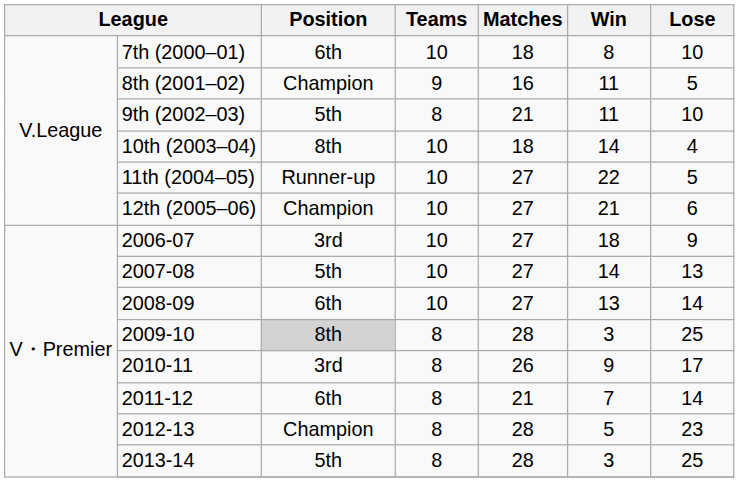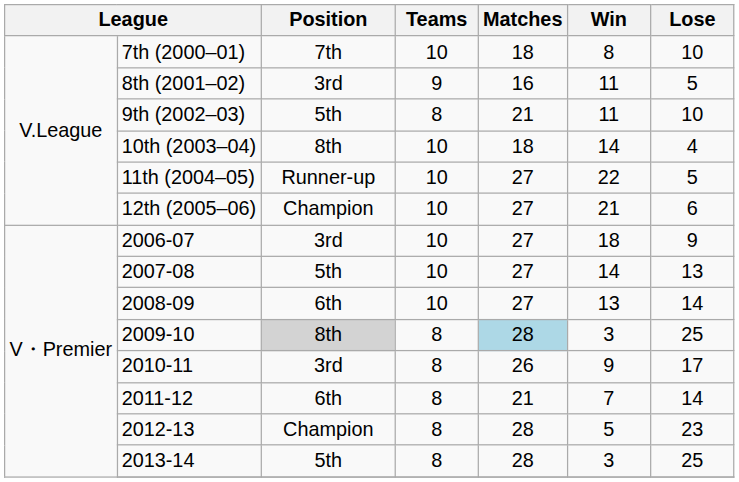(328, 51) 6th -> (328, 51) 7th
(328, 83) Champion -> (328, 83) 3rd
(523, 334) no background -> (523, 334) lightblue background
